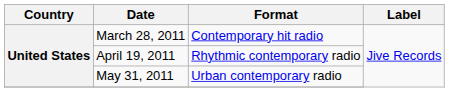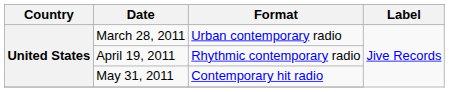(257, 35) Contemporary hit radio -> (267, 35) Urban contemporary radio
(267, 76) Urban contemporary radio -> (257, 76) Contemporary hit radio
